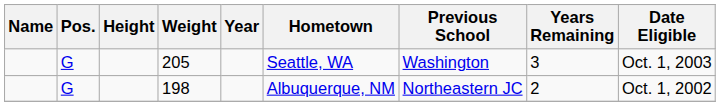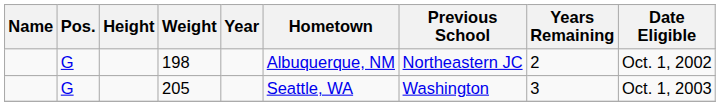rows swapped: (176, 88) <-> (176, 62)
